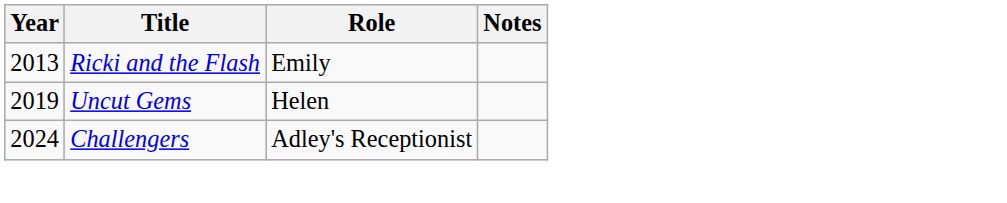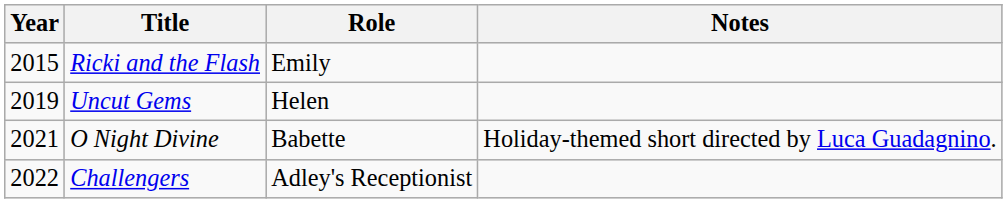(35, 62) 2013 -> (35, 62) 2015
+ row: (145, 139)
(35, 139) 2024 -> (35, 178) 2022
